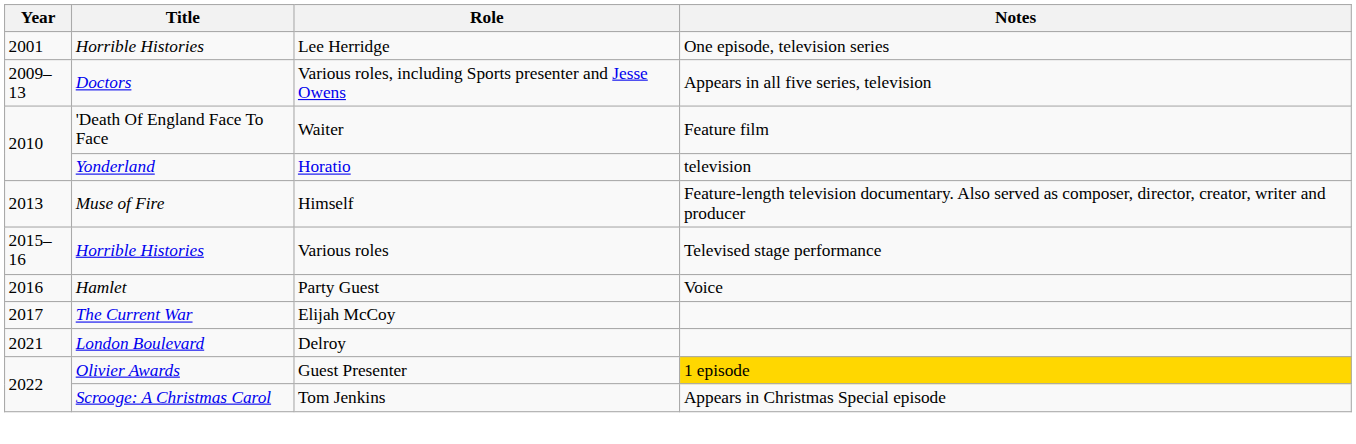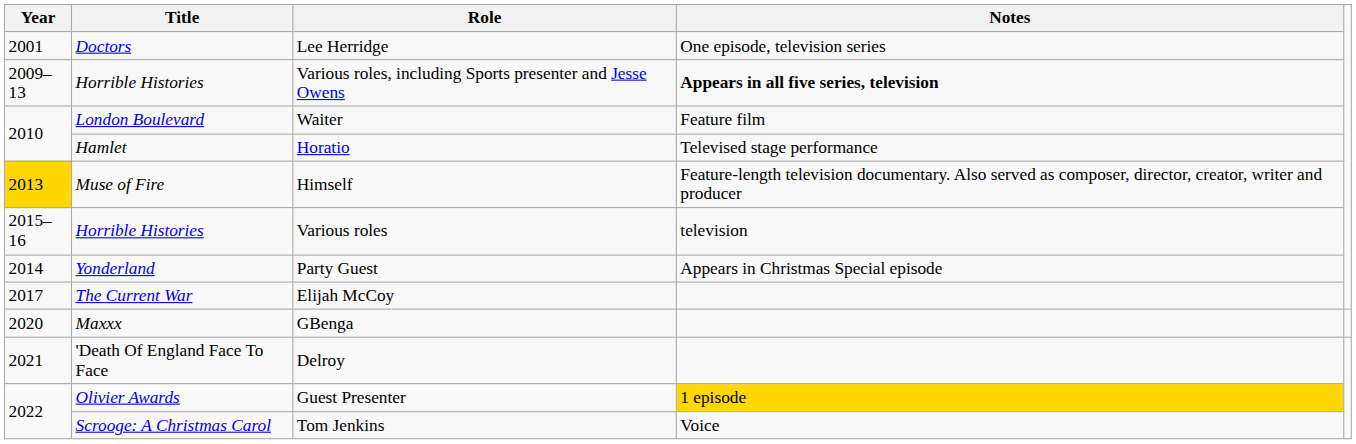(140, 45) Horrible Histories -> (103, 45) Doctors
(104, 82) Doctors -> (140, 82) Horrible Histories
(808, 82) normal -> (809, 82) bold
(170, 129) 'Death Of England Face To Face -> (140, 119) London Boulevard
(115, 166) Yonderland -> (101, 147) Hamlet
(717, 166) television -> (779, 147) Televised stage performance
(26, 203) no background -> (26, 184) gold background
(783, 250) Televised stage performance -> (714, 231) television
(26, 287) 2016 -> (26, 268) 2014
(101, 287) Hamlet -> (115, 268) Yonderland
(703, 287) Voice -> (811, 268) Appears in Christmas Special episode
+ row: (325, 323)
(140, 342) London Boulevard -> (169, 360) 'Death Of England Face To Face
(815, 397) Appears in Christmas Special episode -> (700, 424) Voice
